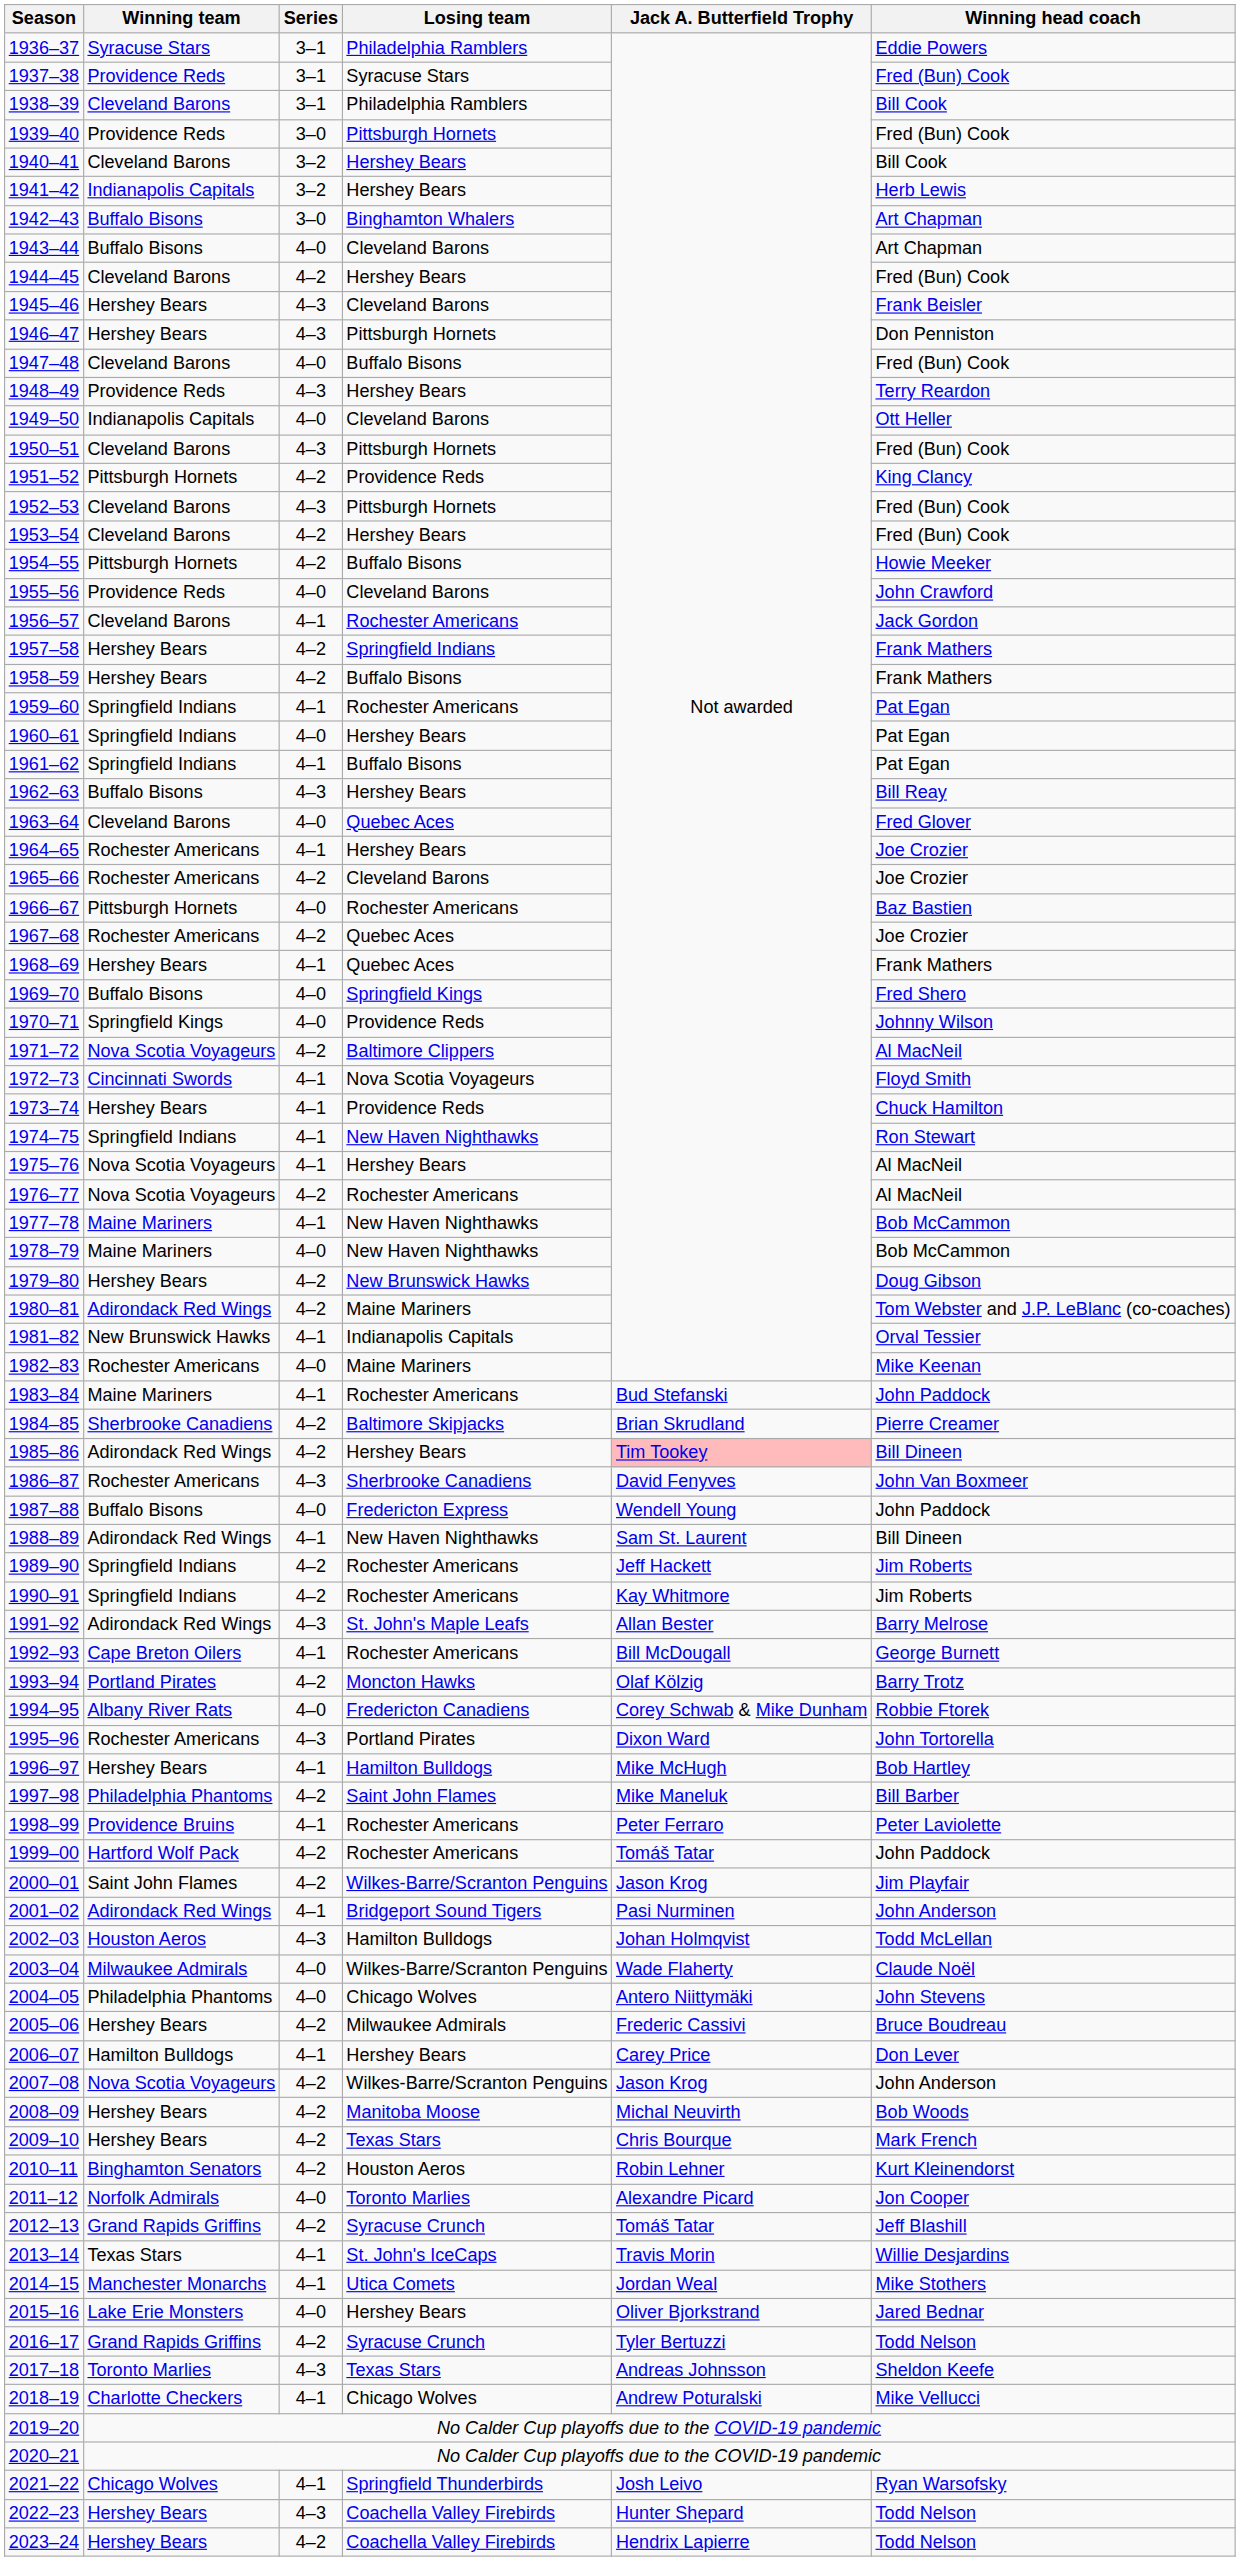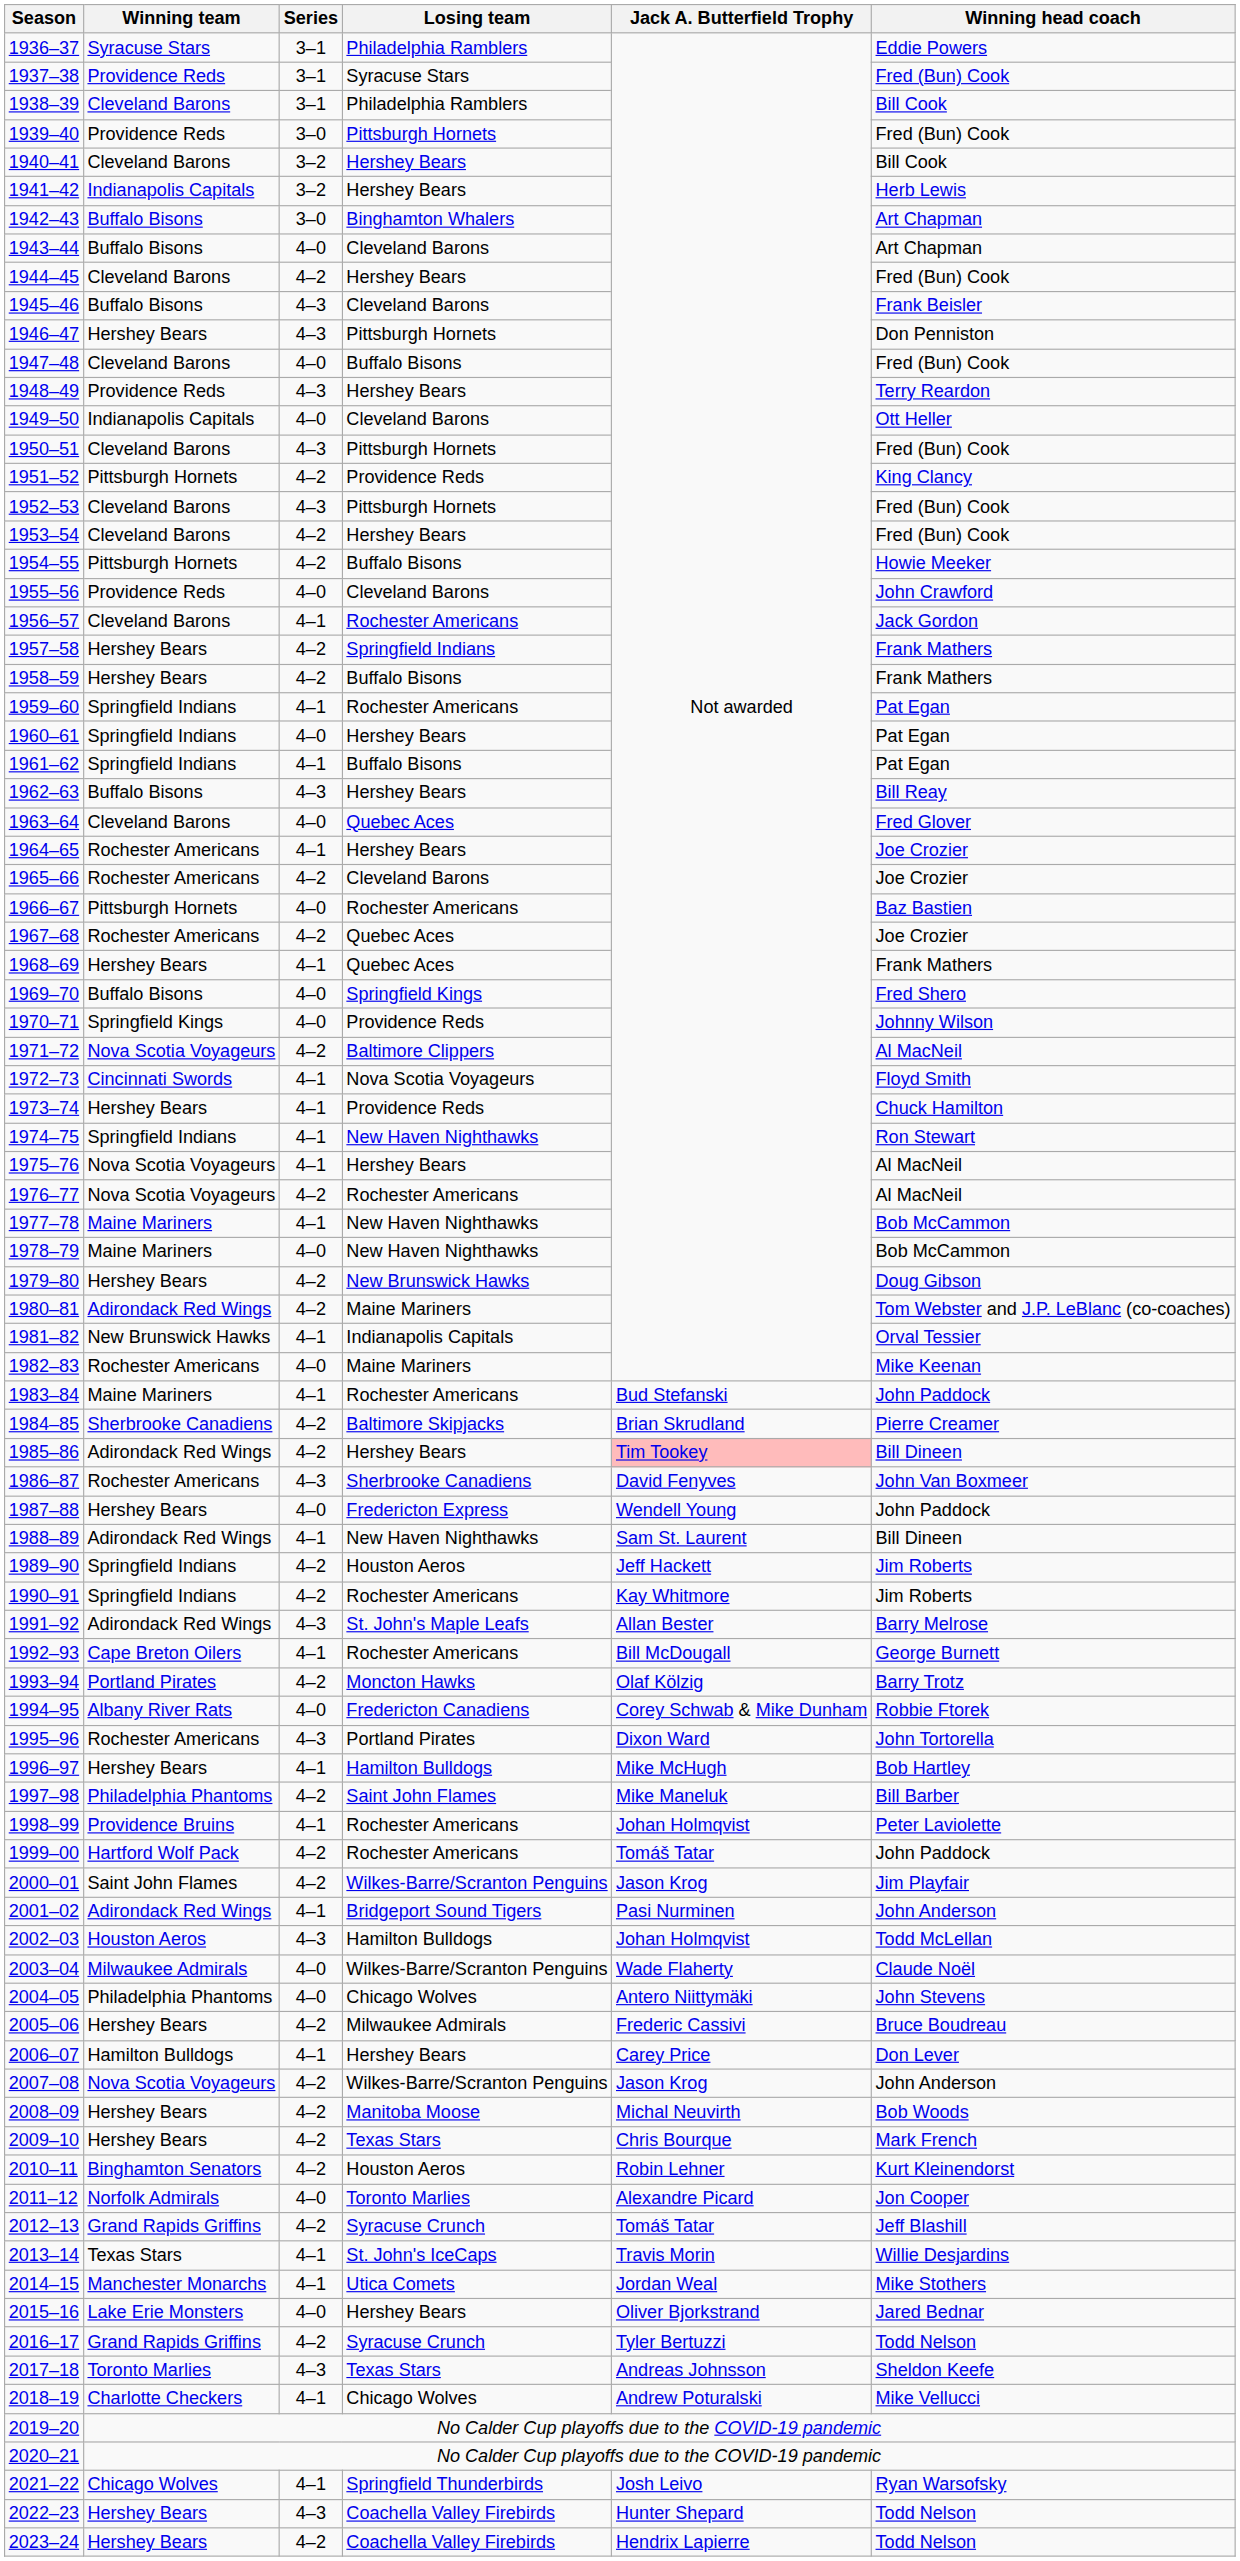(147, 305) Hershey Bears -> (145, 305) Buffalo Bisons
(145, 1509) Buffalo Bisons -> (147, 1509) Hershey Bears
(432, 1567) Rochester Americans -> (406, 1567) Houston Aeros
(670, 1825) Peter Ferraro -> (683, 1825) Johan Holmqvist
